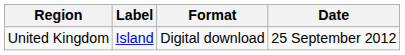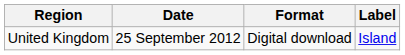columns swapped: (334, 15) <-> (135, 15)
